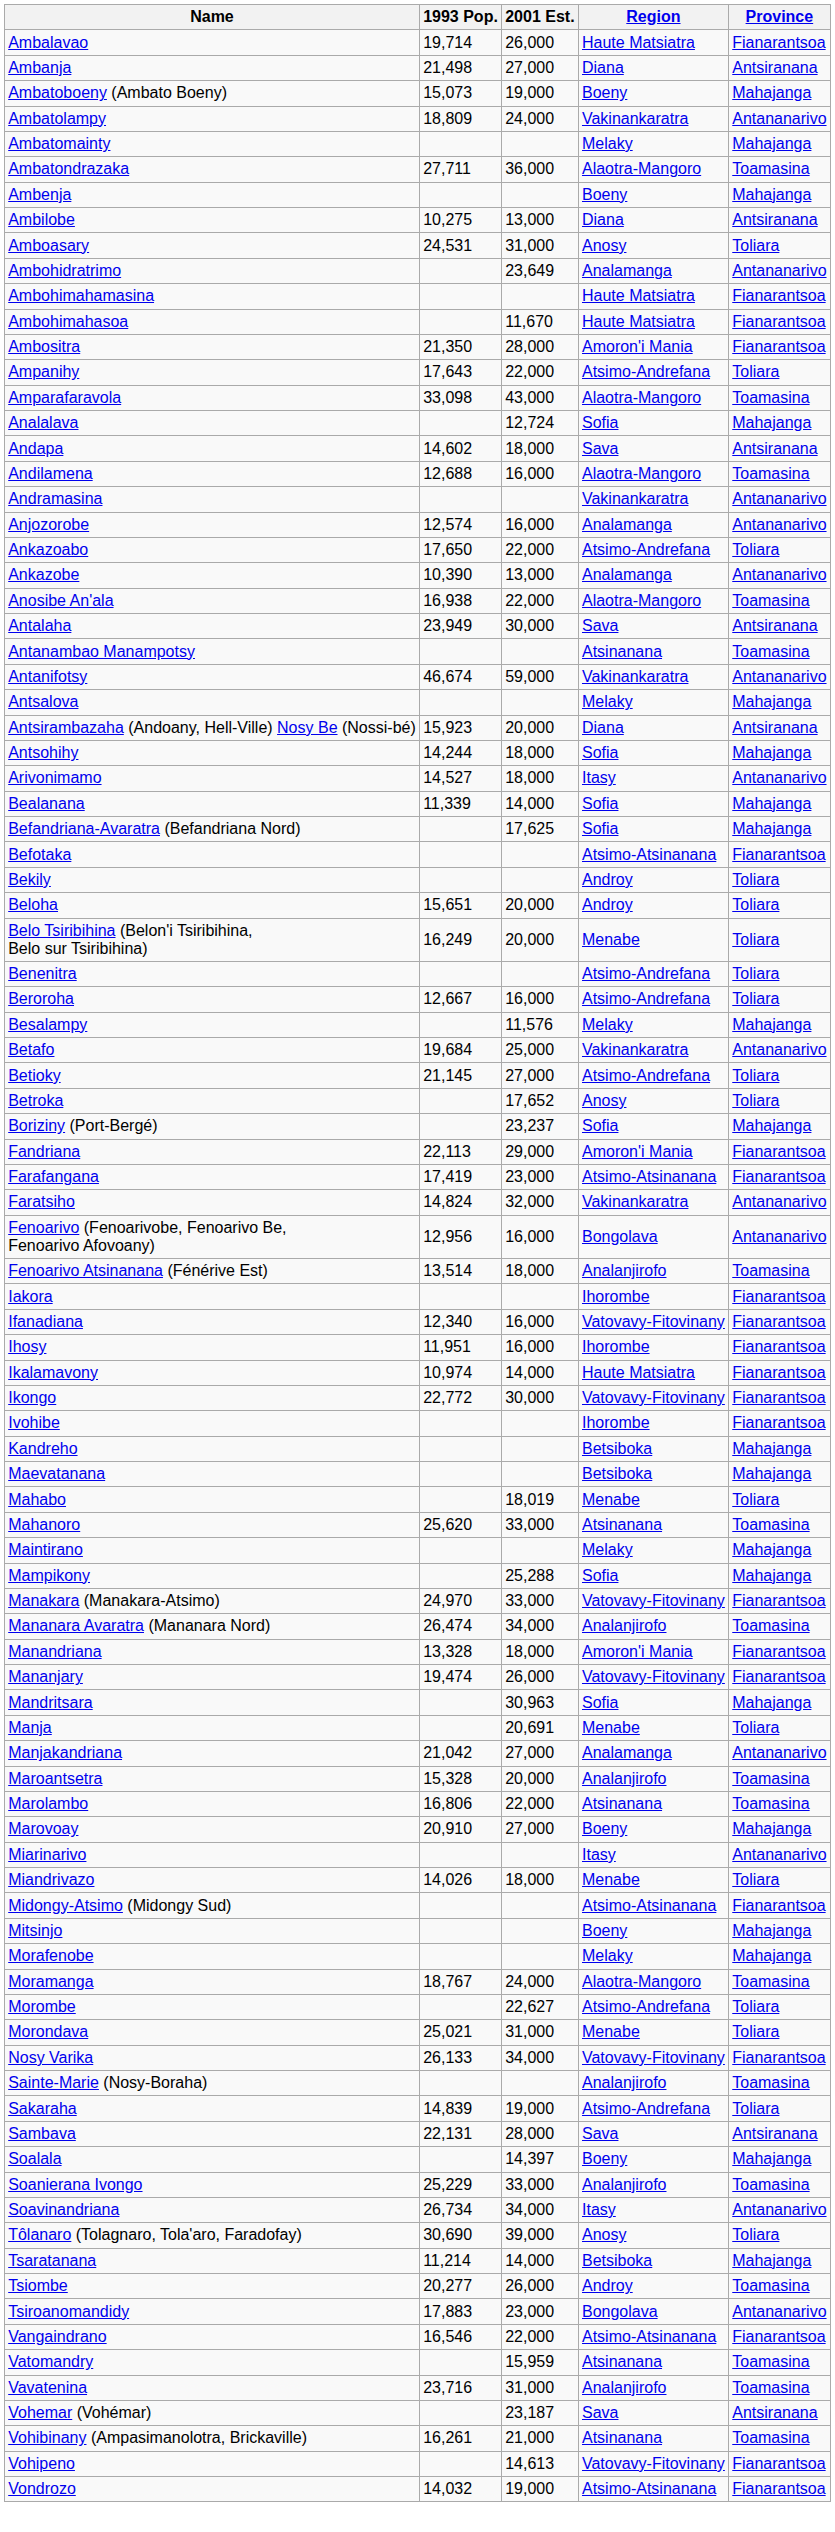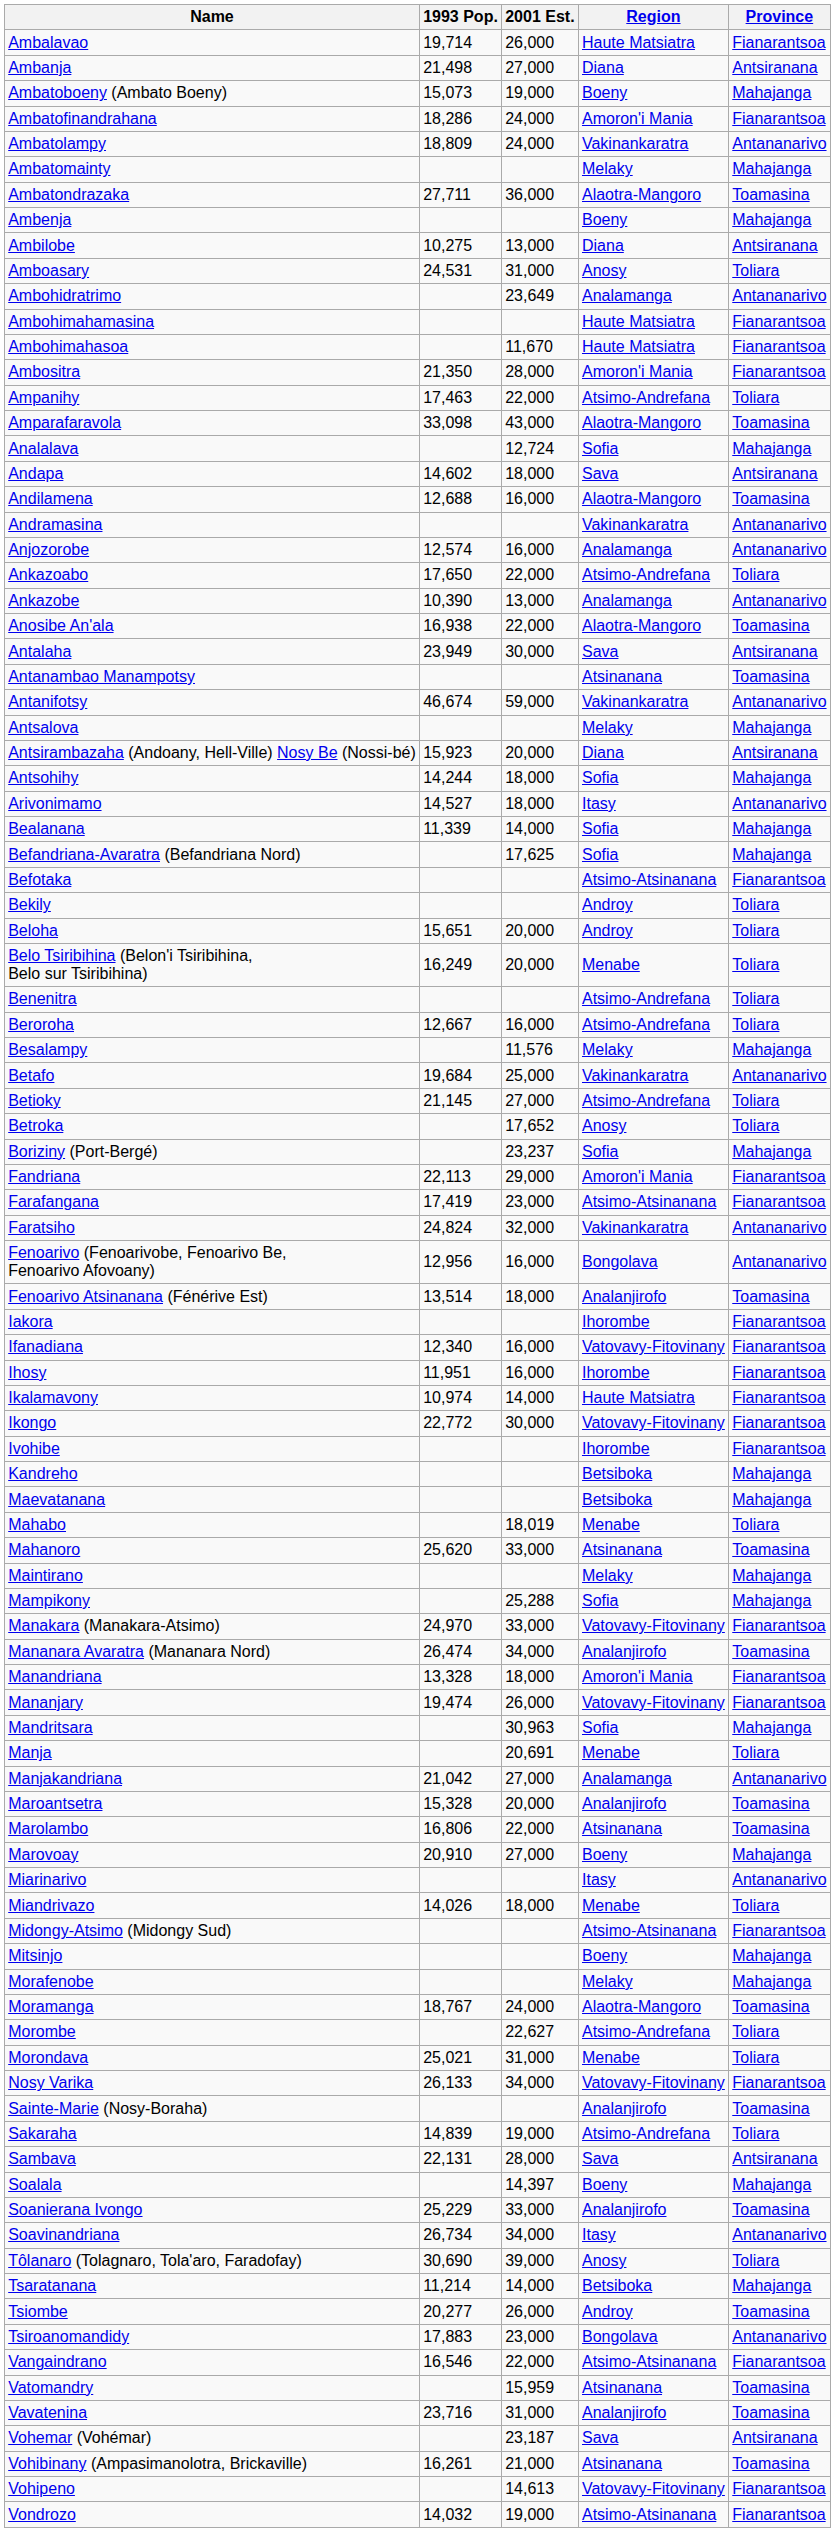+ row: (82, 118)
(448, 372) 17,643 -> (448, 397) 17,463
(448, 1202) 14,824 -> (448, 1227) 24,824
